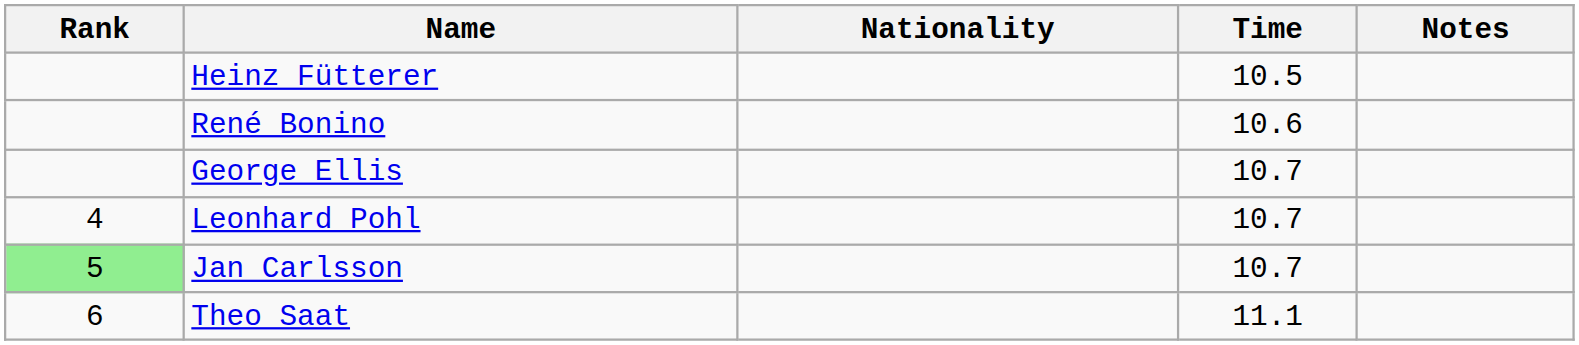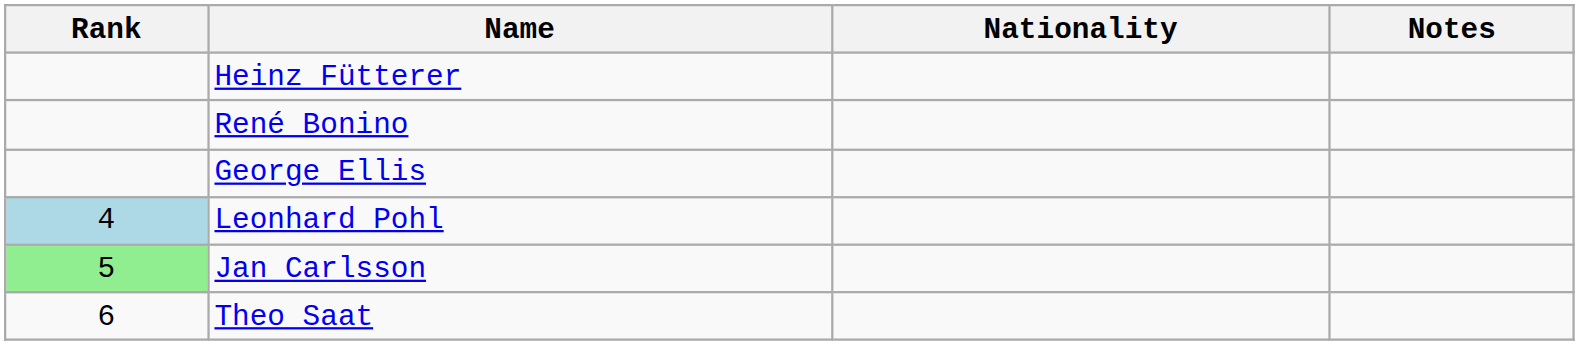- column: (1268, 29)
(95, 221) no background -> (106, 221) lightblue background
